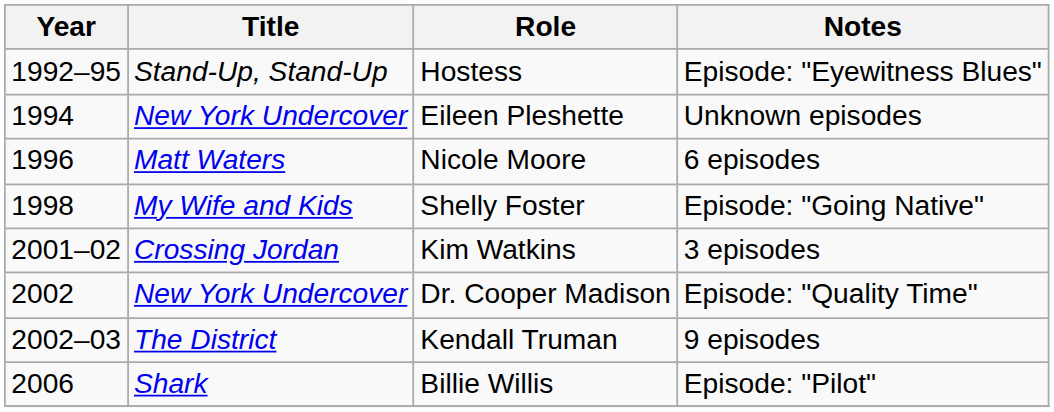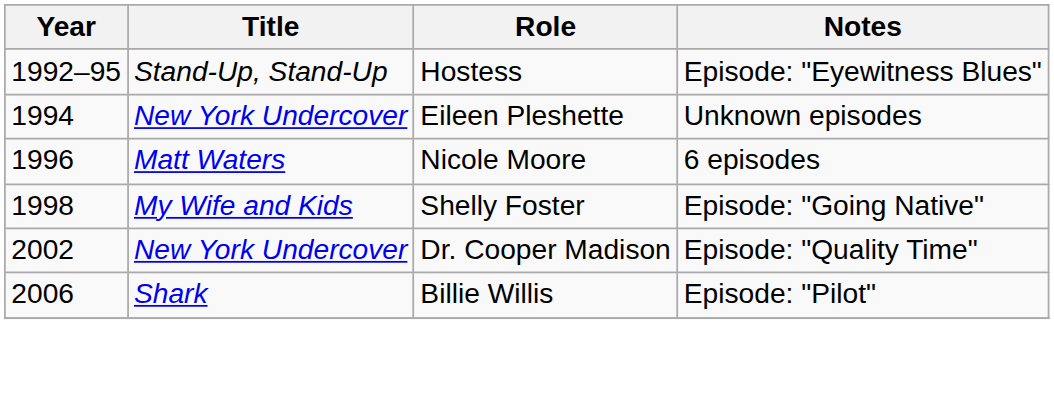- row: (498, 250)
- row: (519, 339)
